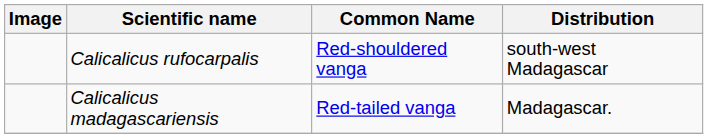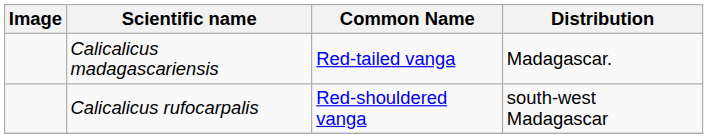rows swapped: (145, 108) <-> (165, 58)
